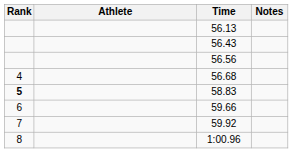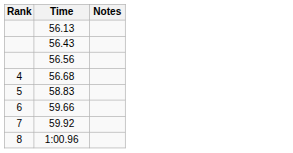- column: (115, 12)
(19, 92) bold -> (19, 92) normal
